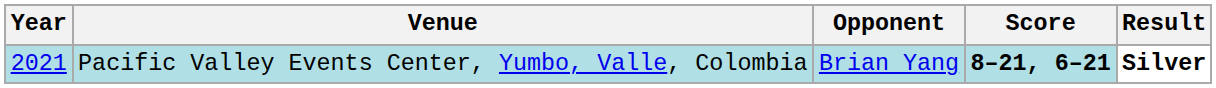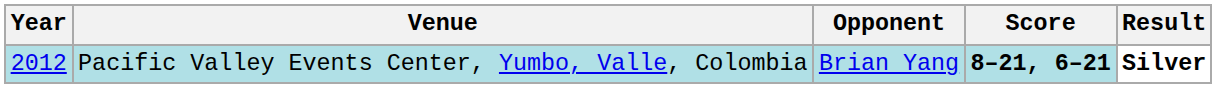(39, 64) 2021 -> (39, 64) 2012
